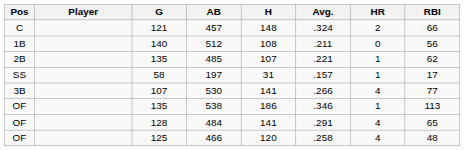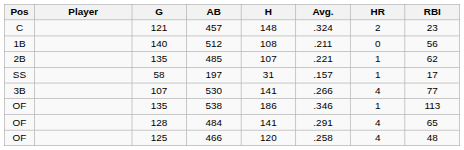(432, 28) 66 -> (432, 28) 23
